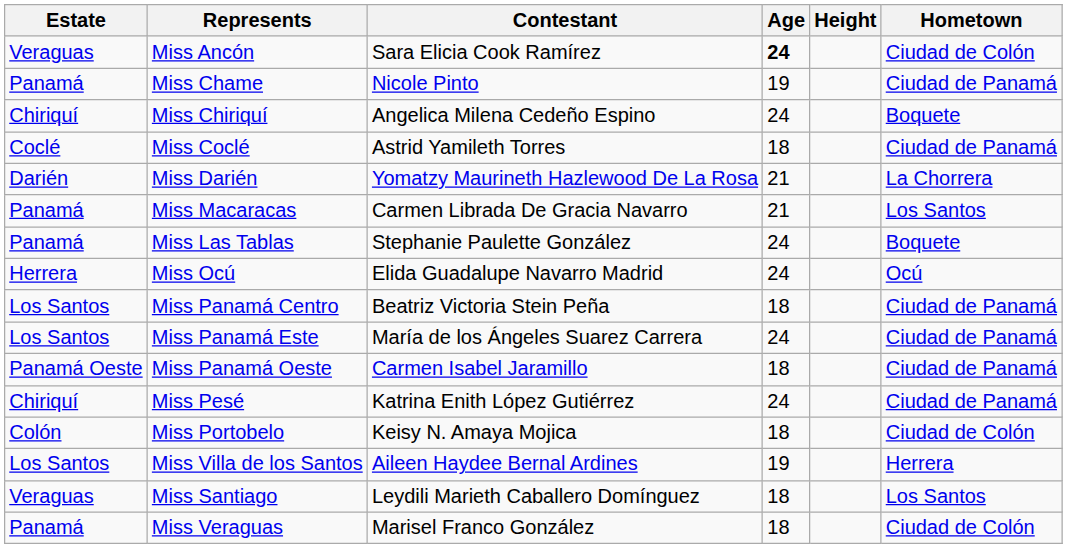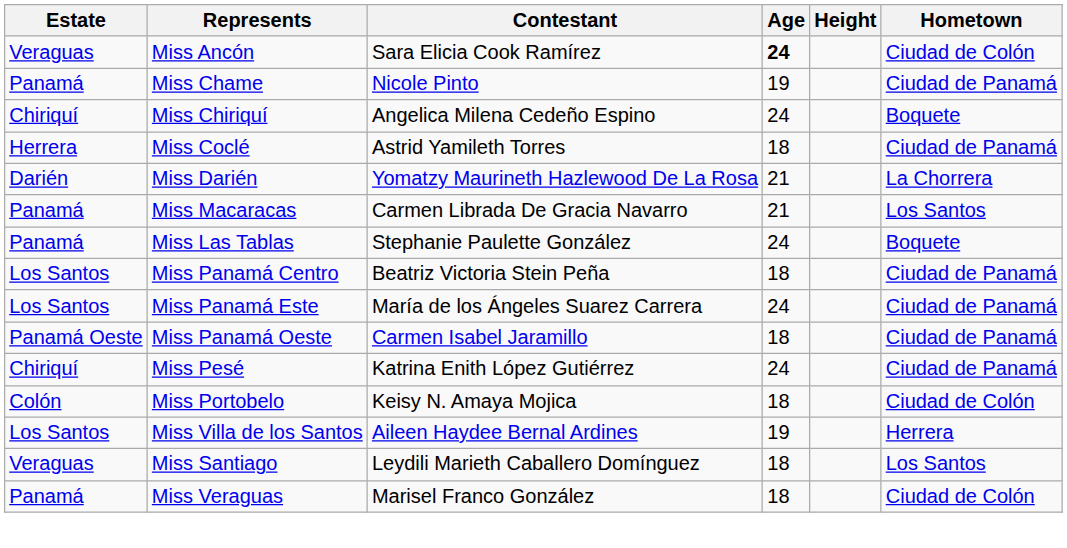(35, 147) Coclé -> (43, 147) Herrera
- row: (194, 274)
